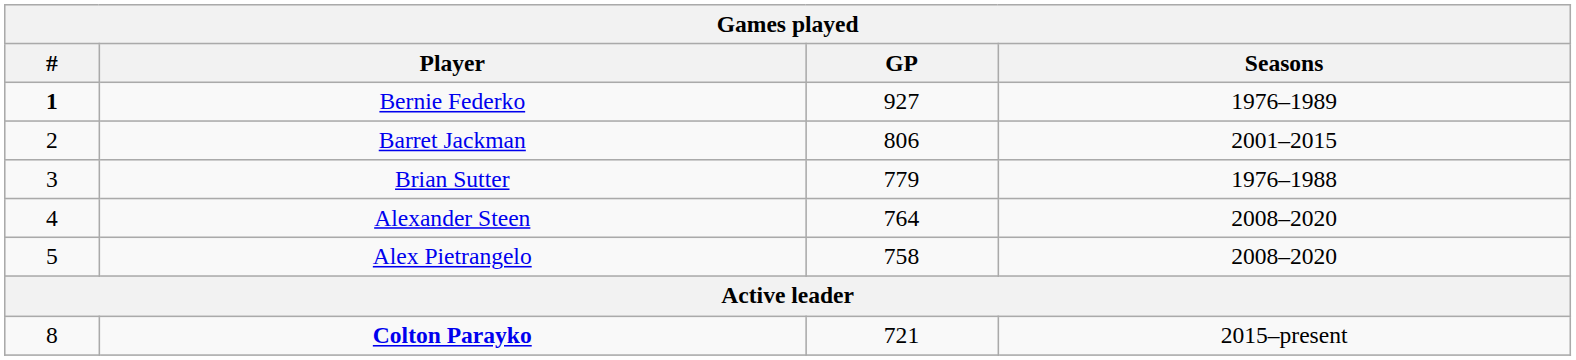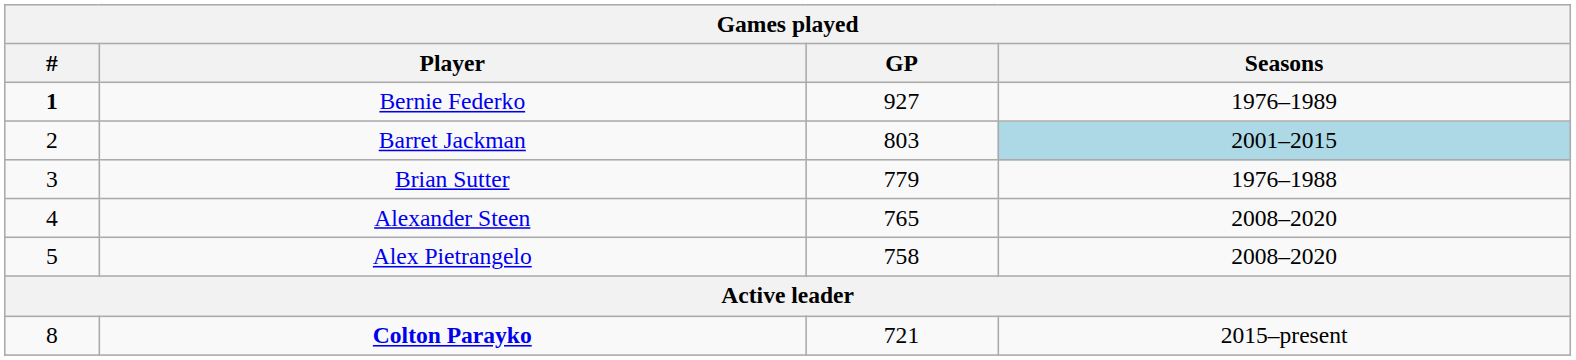(901, 140) 806 -> (901, 140) 803
(1284, 140) no background -> (1284, 140) lightblue background
(901, 218) 764 -> (901, 218) 765
